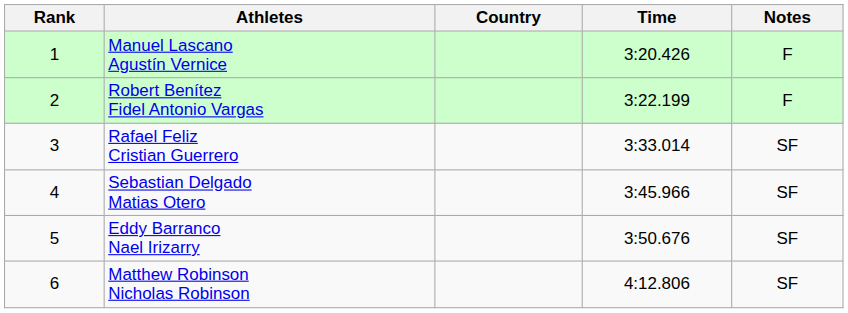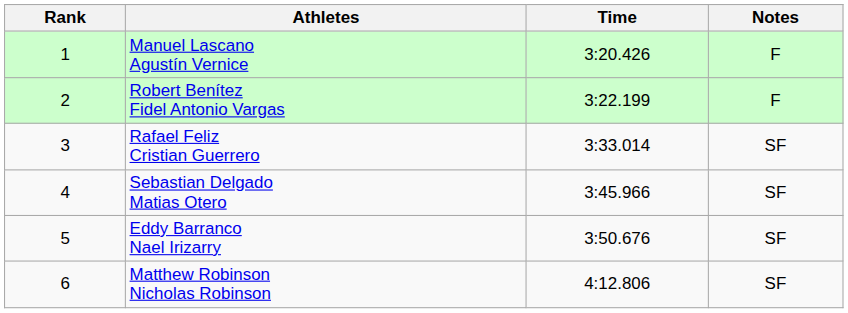- column: (508, 17)
